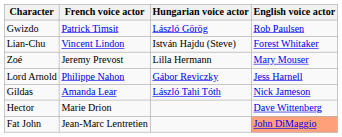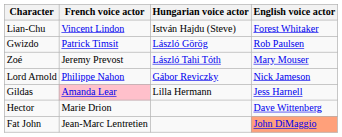rows swapped: (26, 44) <-> (23, 28)
(182, 60) Lilla Hermann -> (187, 60) László Tahi Tóth
(278, 76) Jess Harnell -> (282, 76) Nick Jameson
(89, 92) no background -> (89, 92) pink background
(187, 92) László Tahi Tóth -> (182, 92) Lilla Hermann
(282, 92) Nick Jameson -> (278, 92) Jess Harnell
